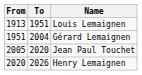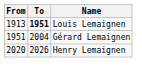(39, 24) normal -> (39, 24) bold
- row: (94, 50)
